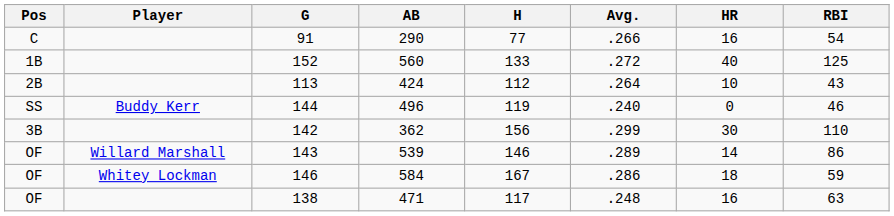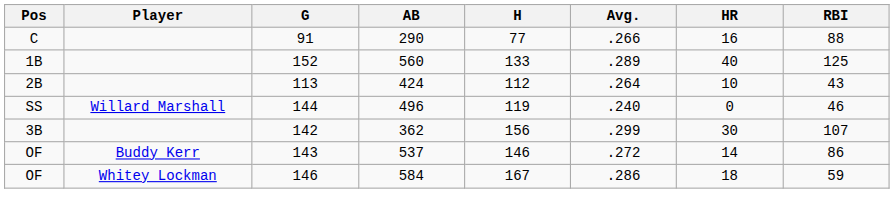(836, 39) 54 -> (836, 39) 88
(624, 62) .272 -> (624, 62) .289
(158, 108) Buddy Kerr -> (158, 108) Willard Marshall
(836, 130) 110 -> (836, 130) 107
(158, 153) Willard Marshall -> (158, 153) Buddy Kerr
(411, 153) 539 -> (411, 153) 537
(624, 153) .289 -> (624, 153) .272
- row: (305, 199)
